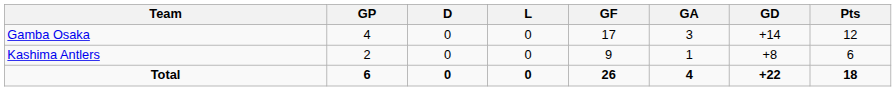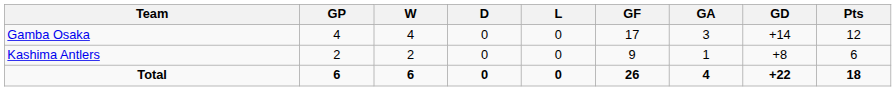+ column: (411, 14)
